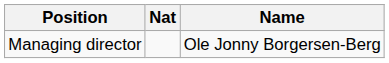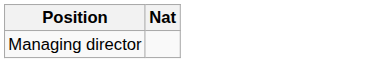- column: (282, 17)
